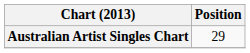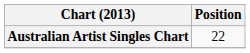(218, 36) 29 -> (218, 36) 22
